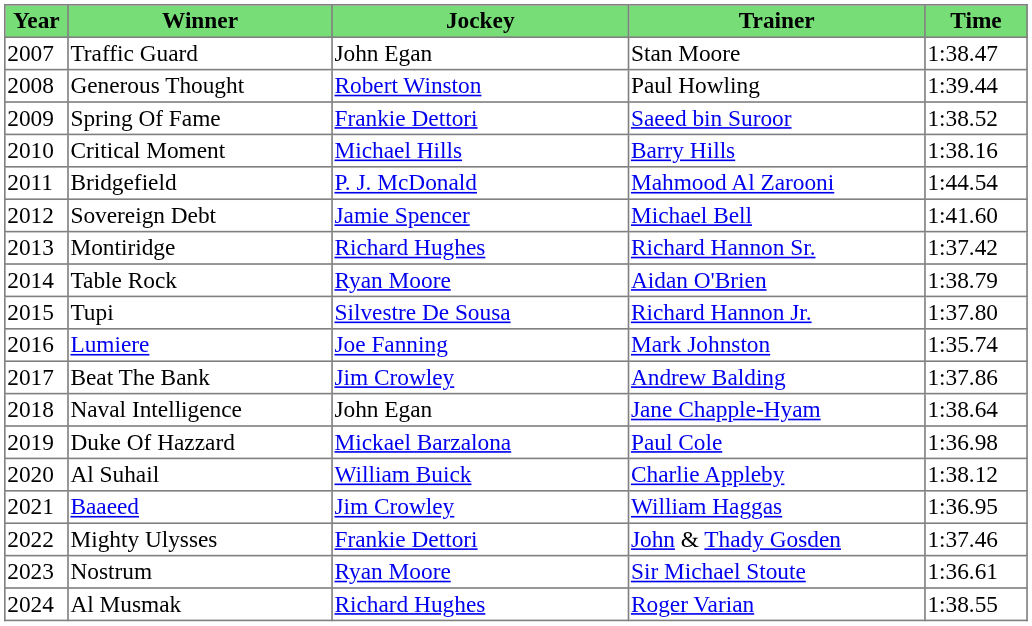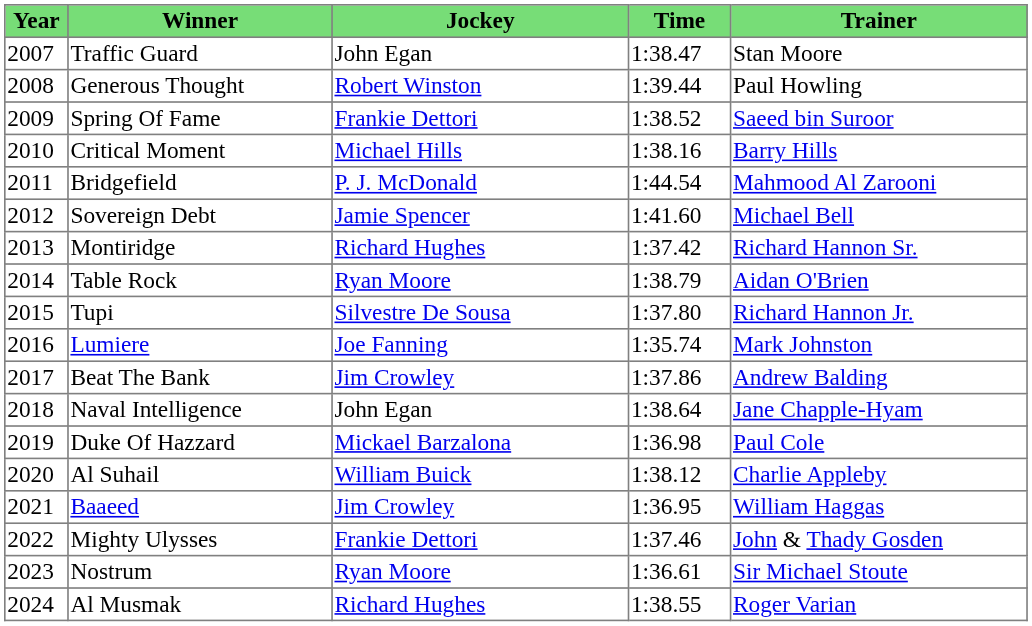columns swapped: (777, 20) <-> (976, 20)
